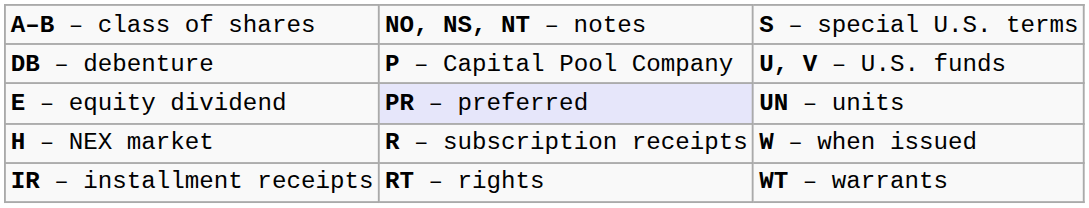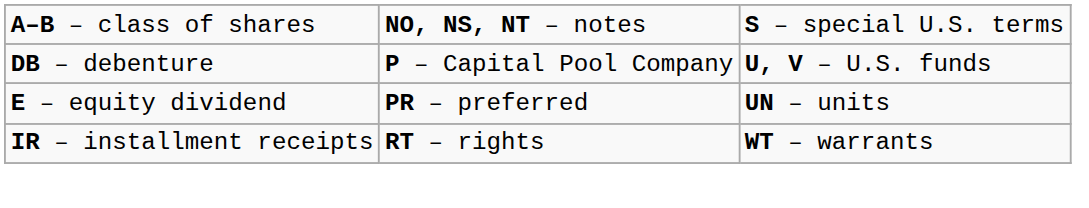(487, 103) lavender background -> (487, 103) no background
- row: (112, 143)
